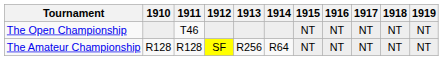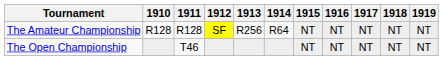rows swapped: (67, 30) <-> (74, 47)
